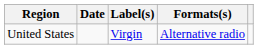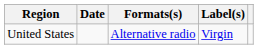columns swapped: (202, 14) <-> (132, 14)
